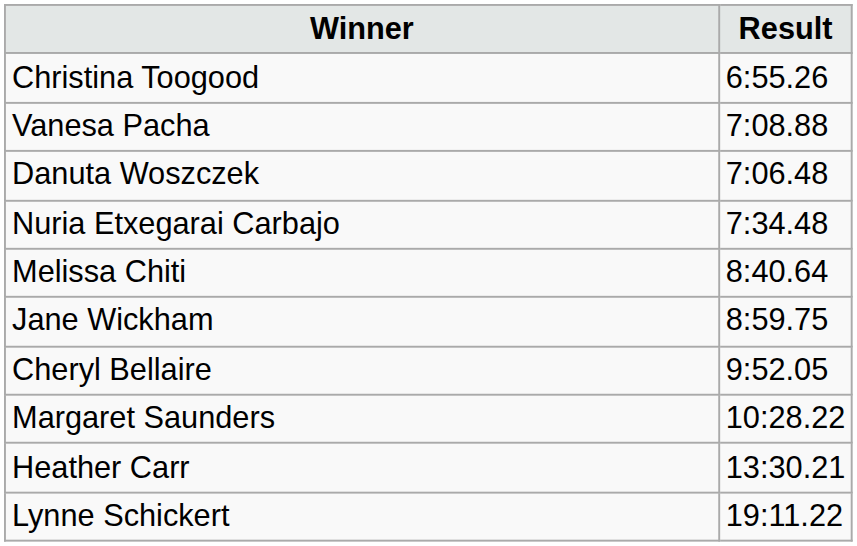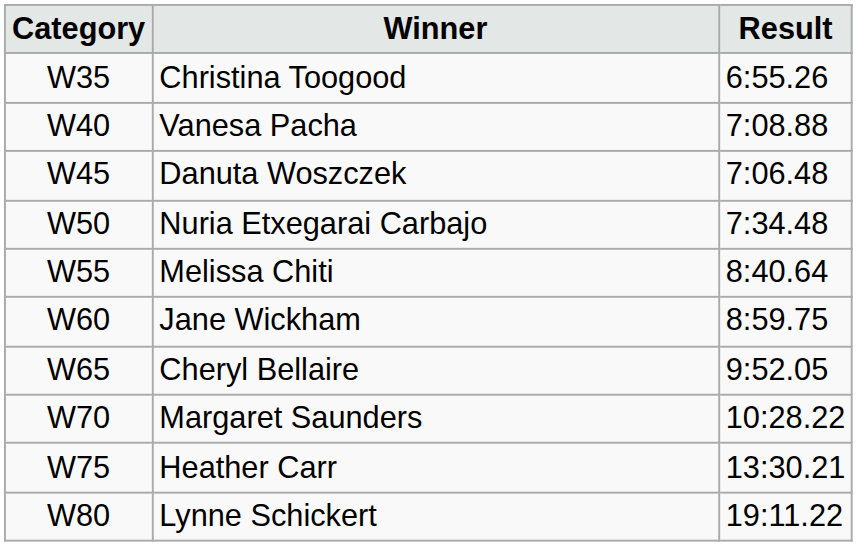+ column: (79, 28)
